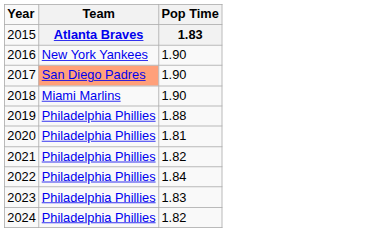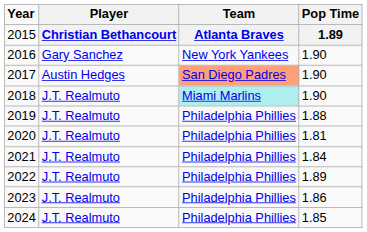+ column: (109, 14)
(190, 34) 1.83 -> (330, 34) 1.89
(81, 95) no background -> (222, 95) paleturquoise background
(174, 156) 1.82 -> (314, 156) 1.84
(174, 177) 1.84 -> (314, 177) 1.89
(174, 197) 1.83 -> (314, 197) 1.86
(174, 217) 1.82 -> (314, 217) 1.85
